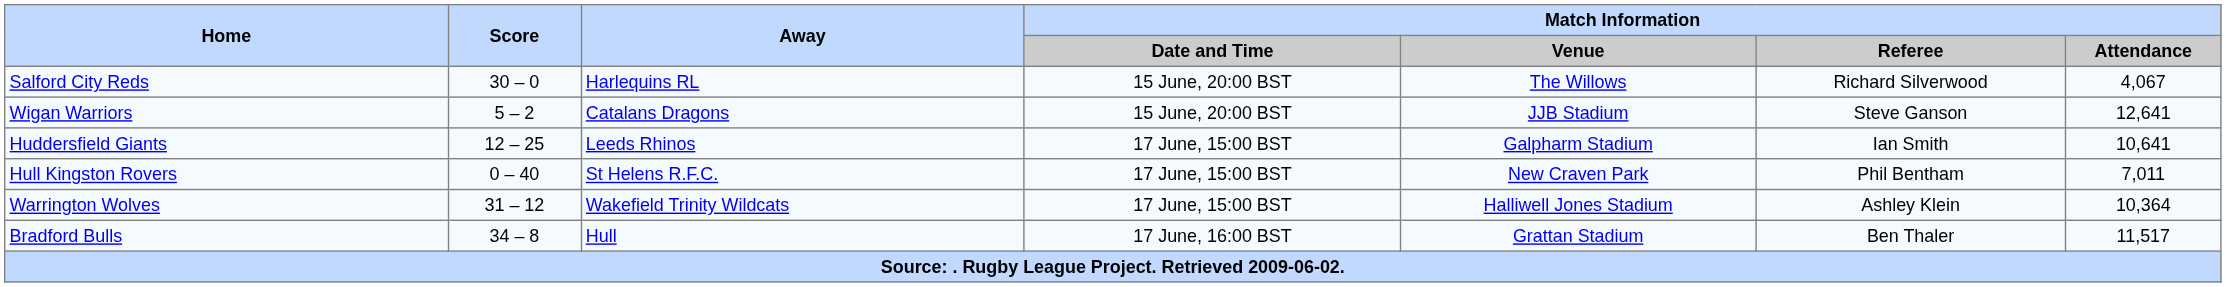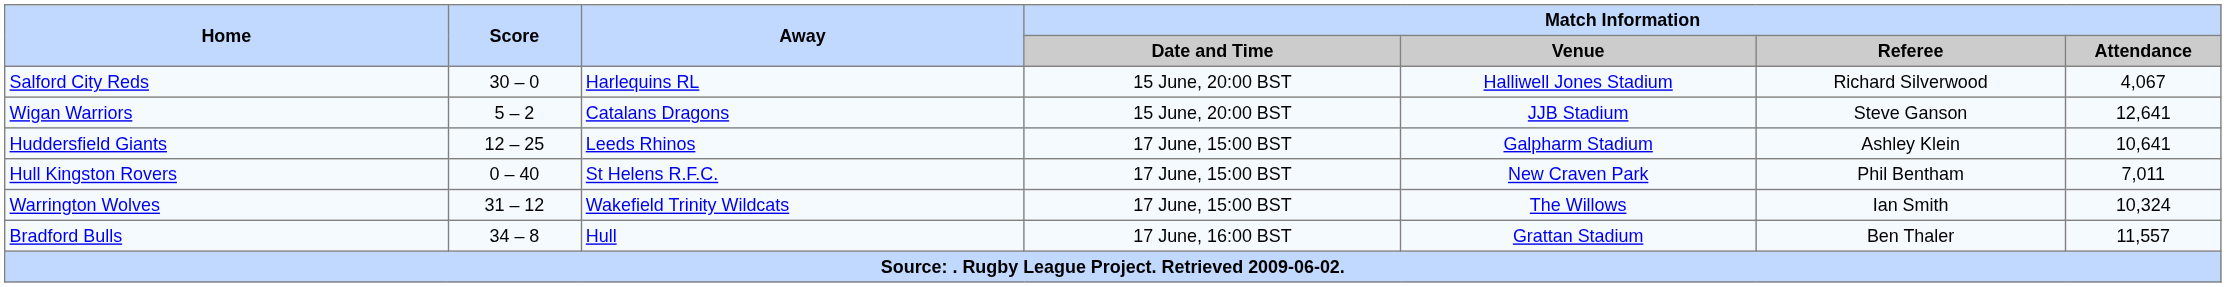(1578, 82) The Willows -> (1578, 82) Halliwell Jones Stadium
(1911, 143) Ian Smith -> (1911, 143) Ashley Klein
(1578, 205) Halliwell Jones Stadium -> (1578, 205) The Willows
(1911, 205) Ashley Klein -> (1911, 205) Ian Smith
(2143, 205) 10,364 -> (2143, 205) 10,324
(2143, 236) 11,517 -> (2143, 236) 11,557
